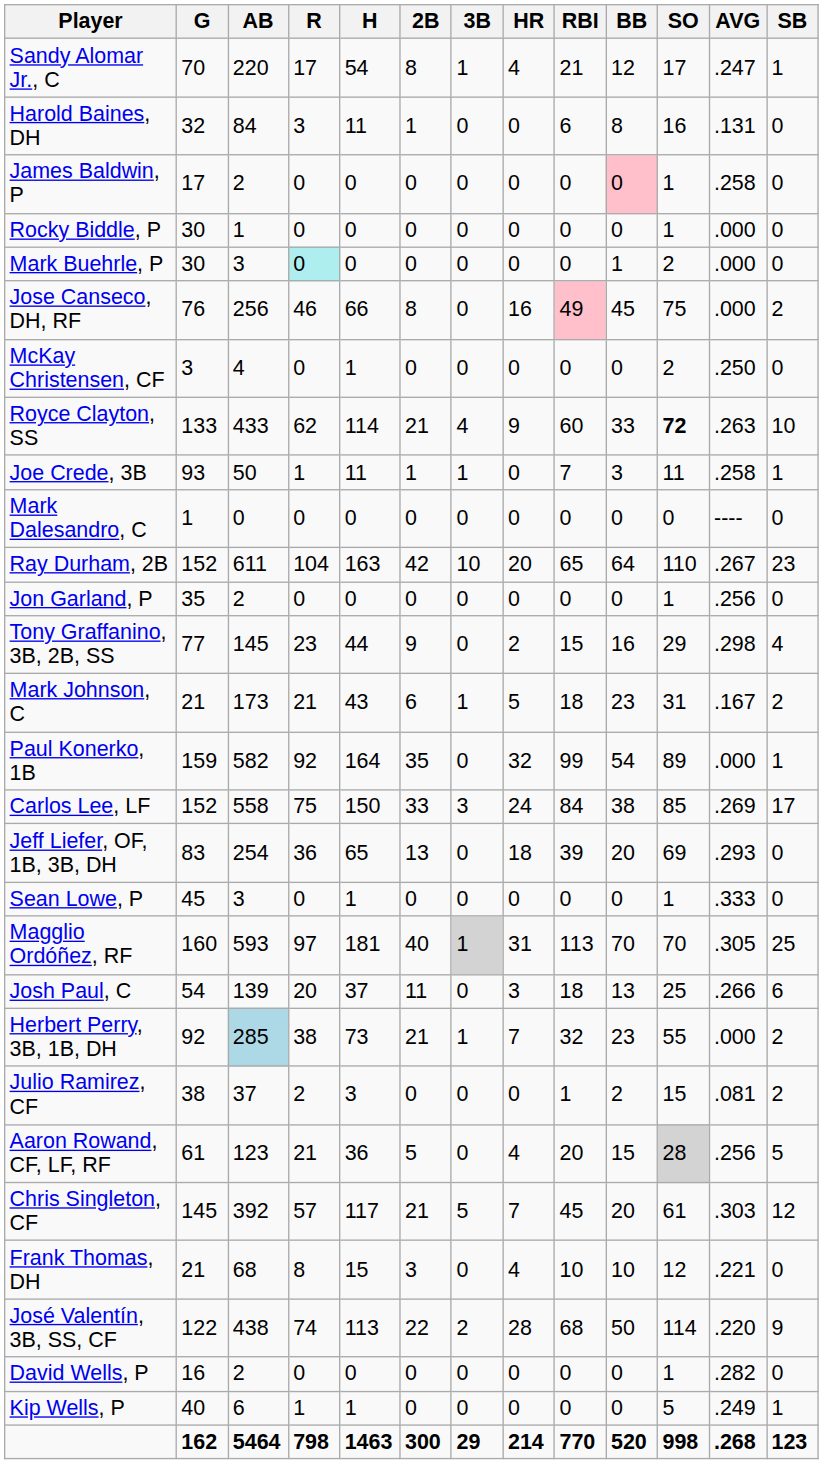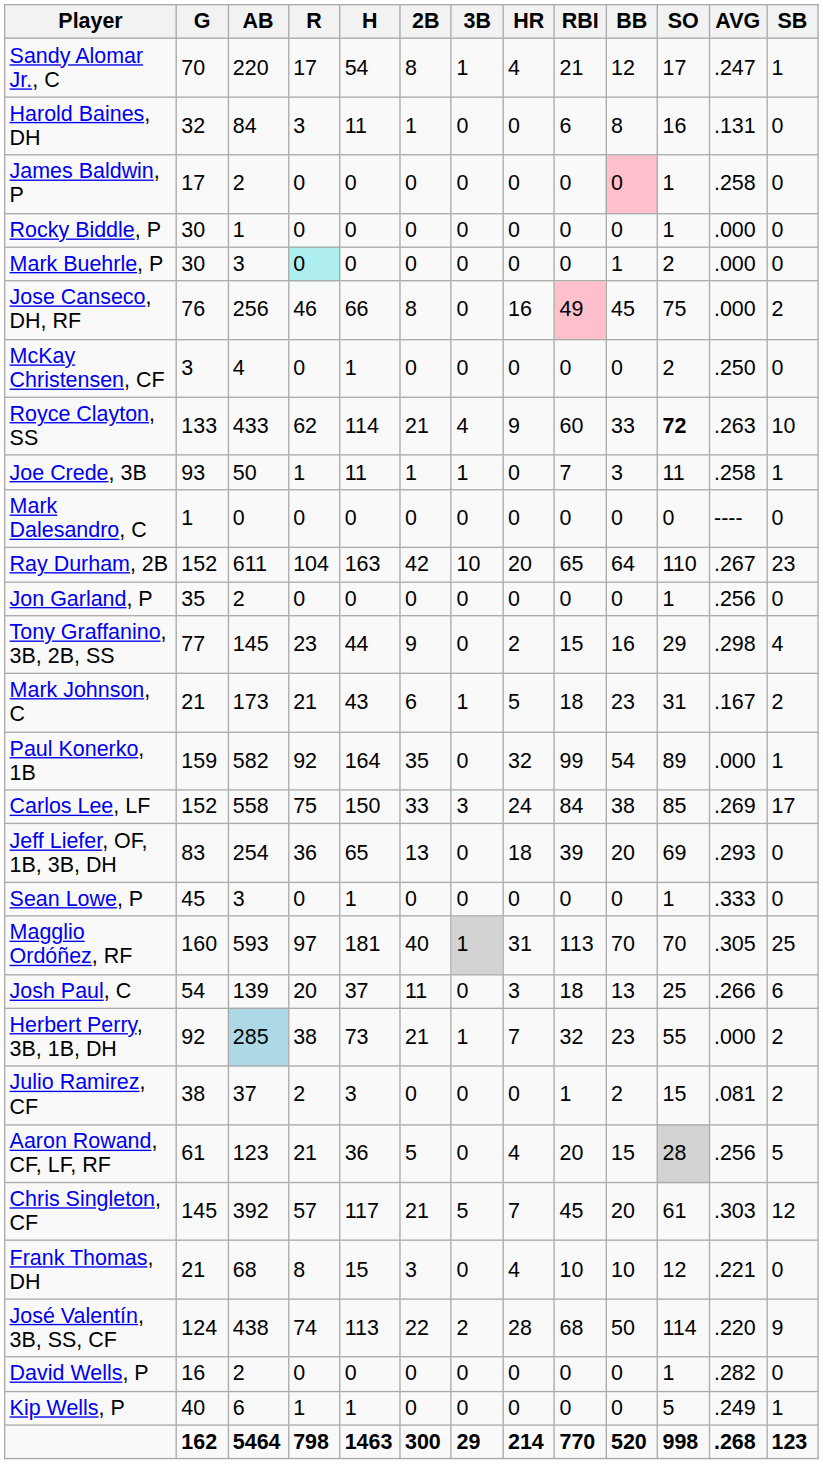(199, 1327) 122 -> (199, 1327) 124
